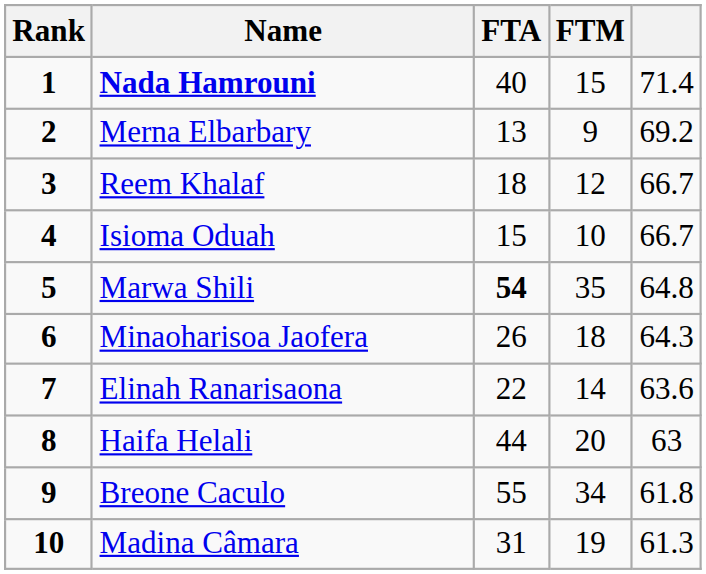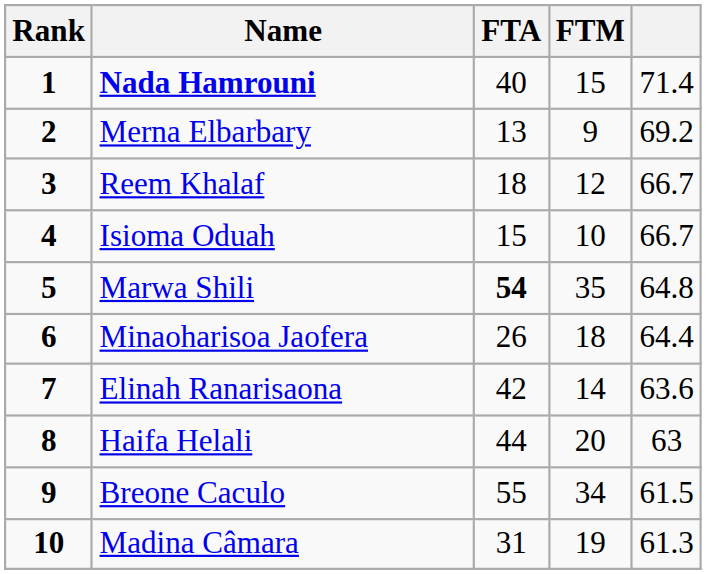(667, 338) 64.3 -> (667, 338) 64.4
(511, 389) 22 -> (511, 389) 42
(667, 492) 61.8 -> (667, 492) 61.5
